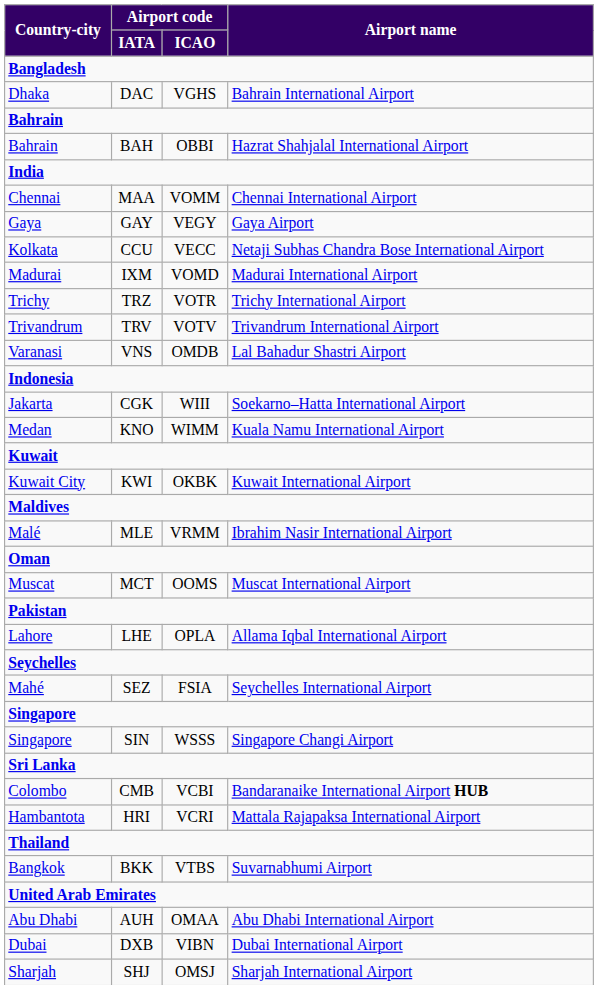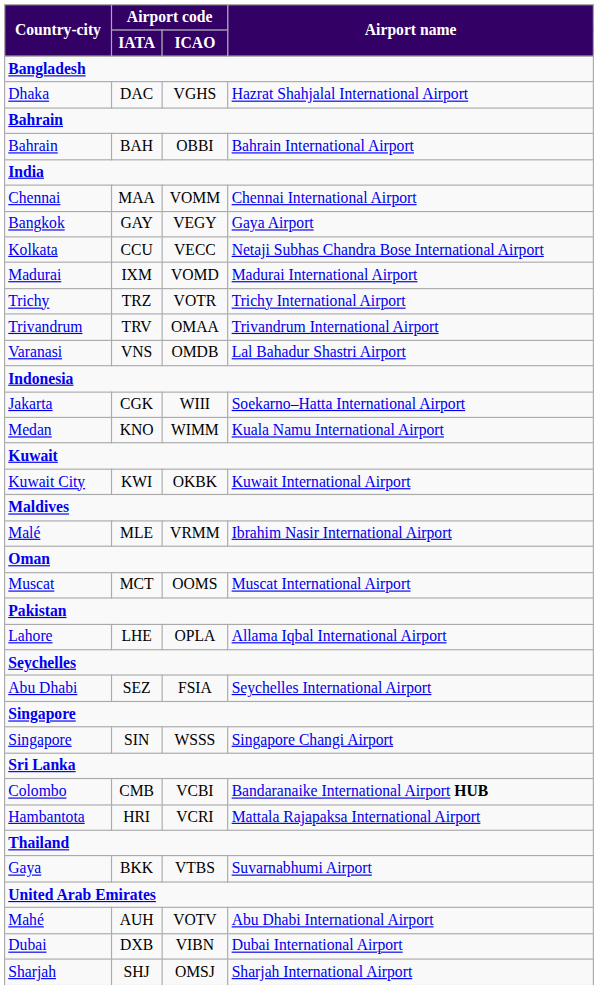(323, 94) Bahrain International Airport -> (350, 94) Hazrat Shahjalal International Airport
(350, 146) Hazrat Shahjalal International Airport -> (323, 146) Bahrain International Airport
(25, 223) Gaya -> (37, 223) Bangkok
(195, 326) VOTV -> (195, 326) OMAA
(26, 687) Mahé -> (43, 687) Abu Dhabi
(37, 868) Bangkok -> (25, 868) Gaya
(43, 920) Abu Dhabi -> (26, 920) Mahé
(195, 920) OMAA -> (195, 920) VOTV
